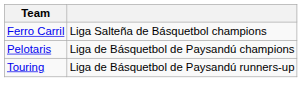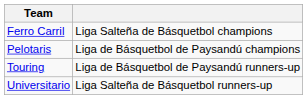+ row: (39, 85)
